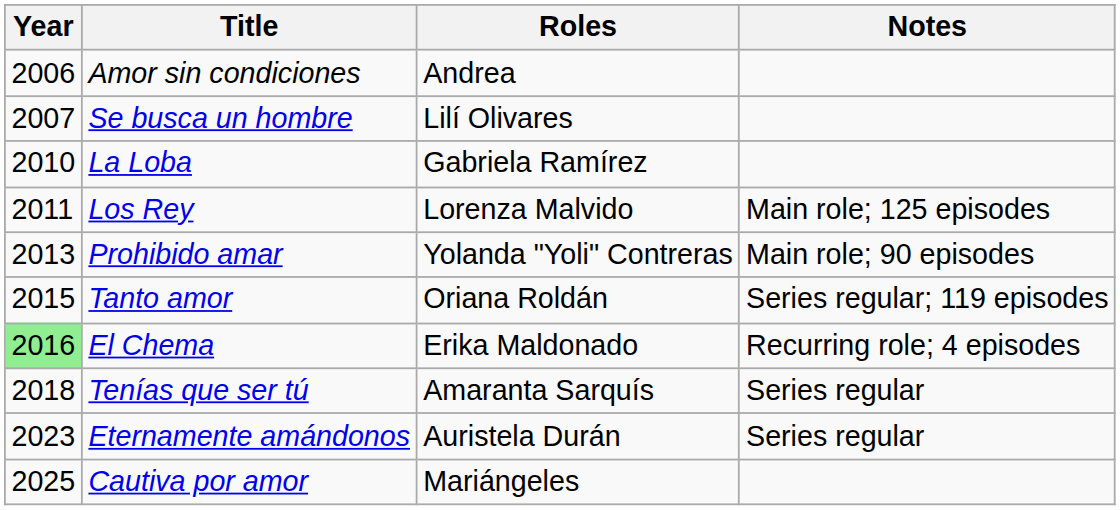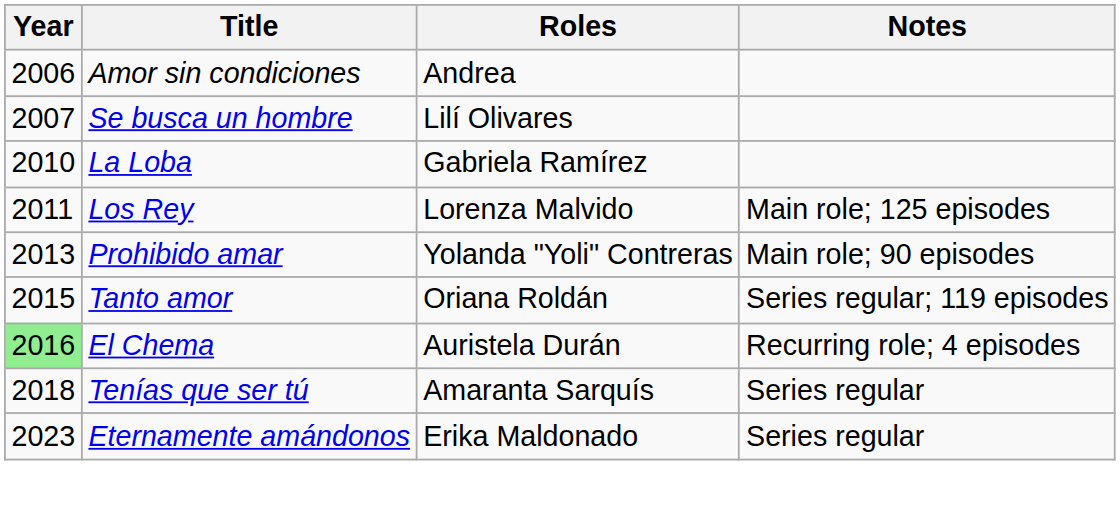(531, 345) Erika Maldonado -> (522, 345) Auristela Durán
(522, 436) Auristela Durán -> (531, 436) Erika Maldonado
- row: (198, 481)
